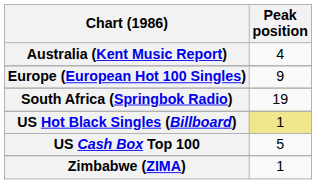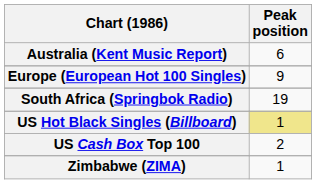(280, 54) 4 -> (280, 54) 6
(280, 144) 5 -> (280, 144) 2
